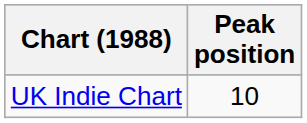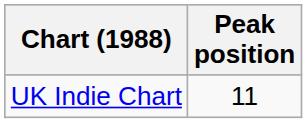(245, 95) 10 -> (245, 95) 11
